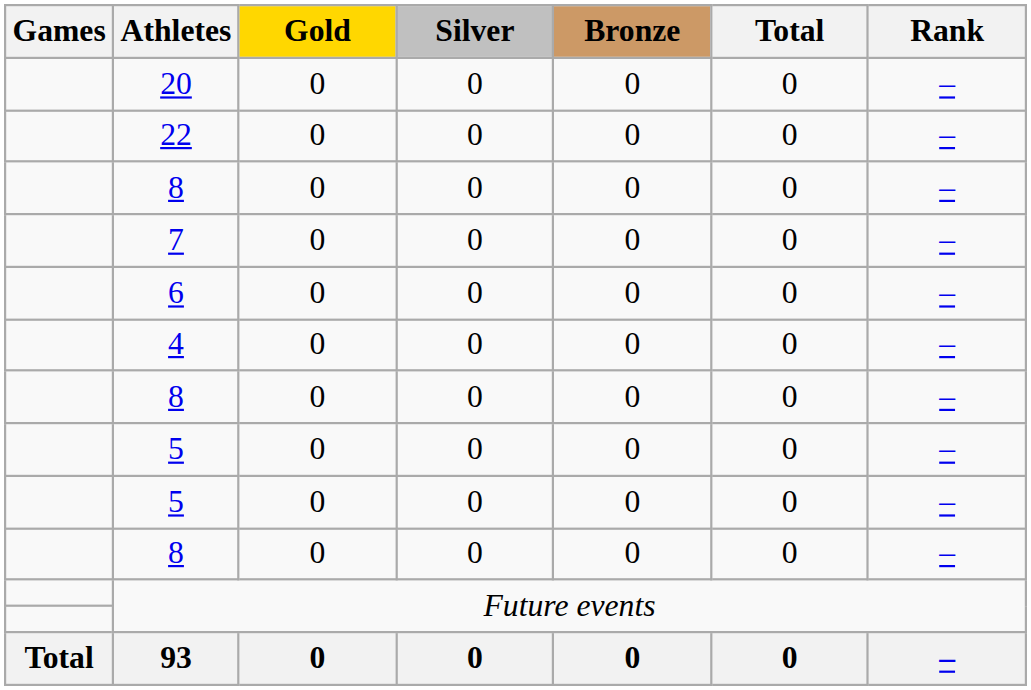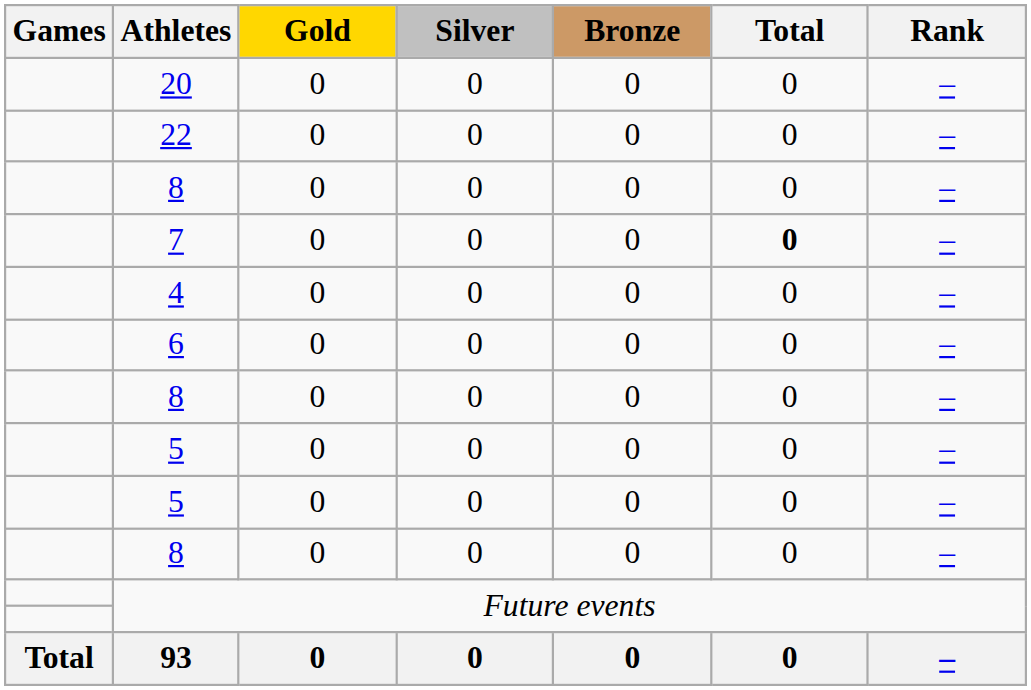(790, 240) normal -> (790, 240) bold
rows swapped: (176, 344) <-> (176, 292)
